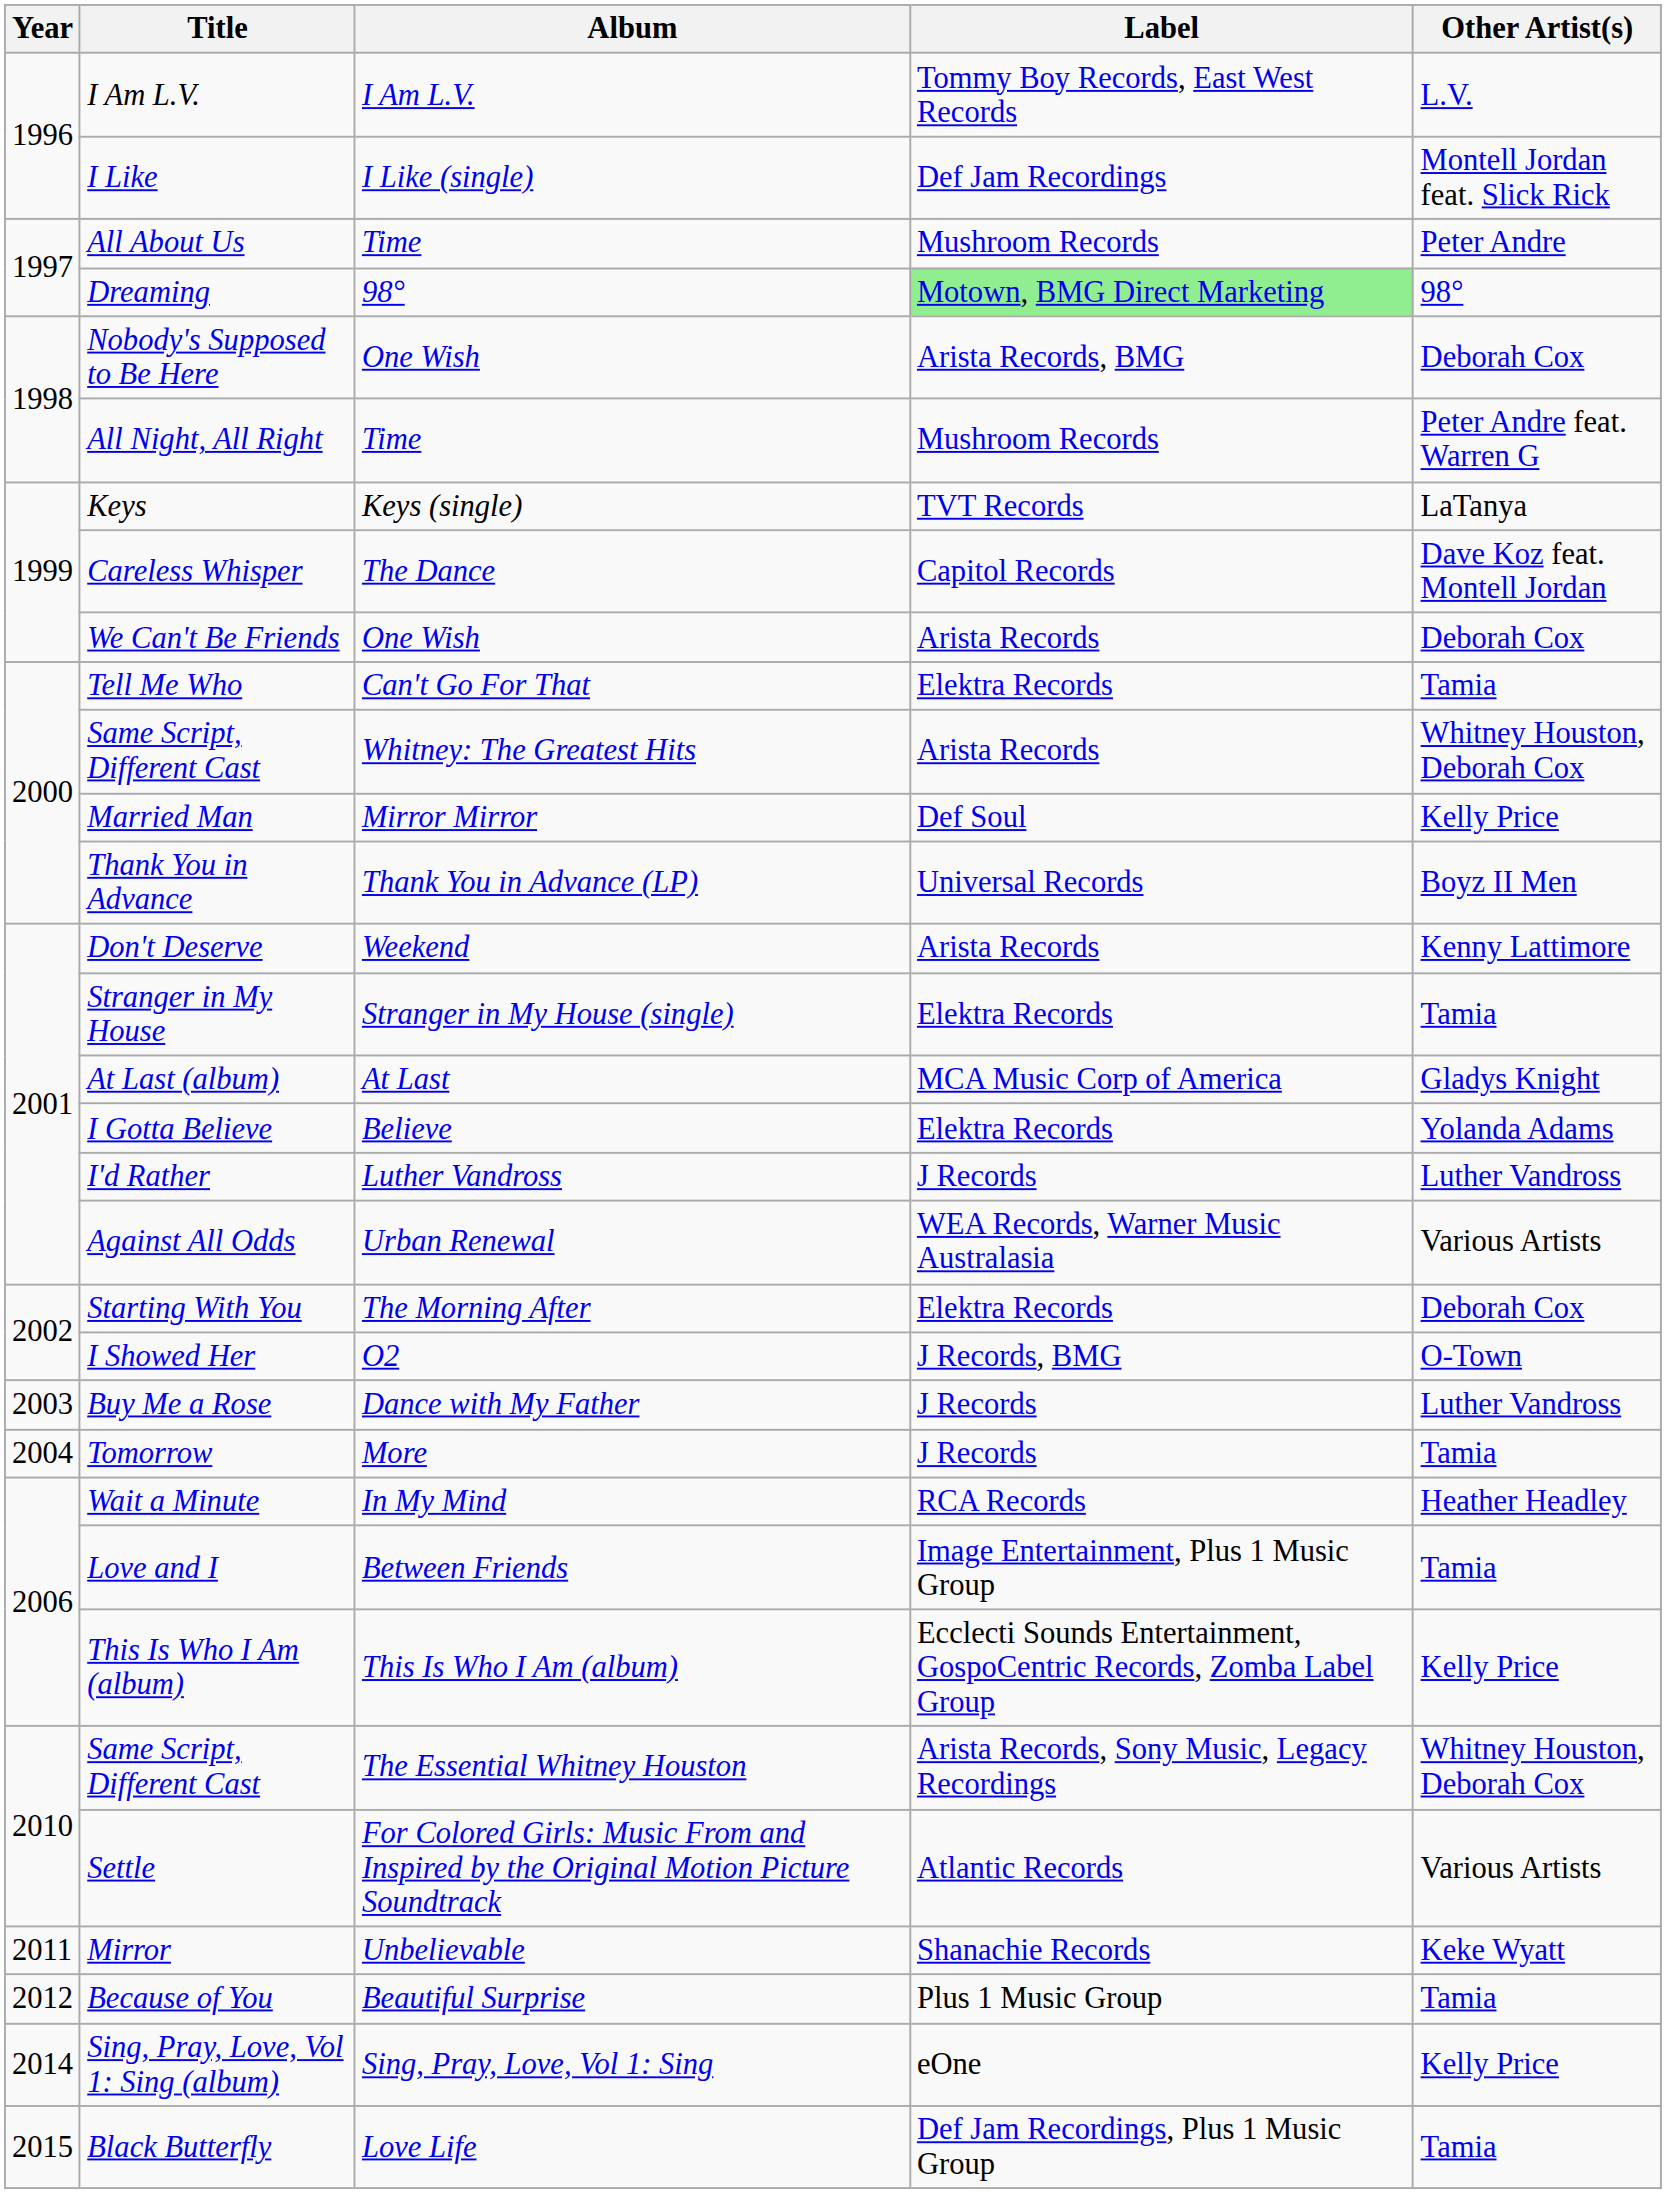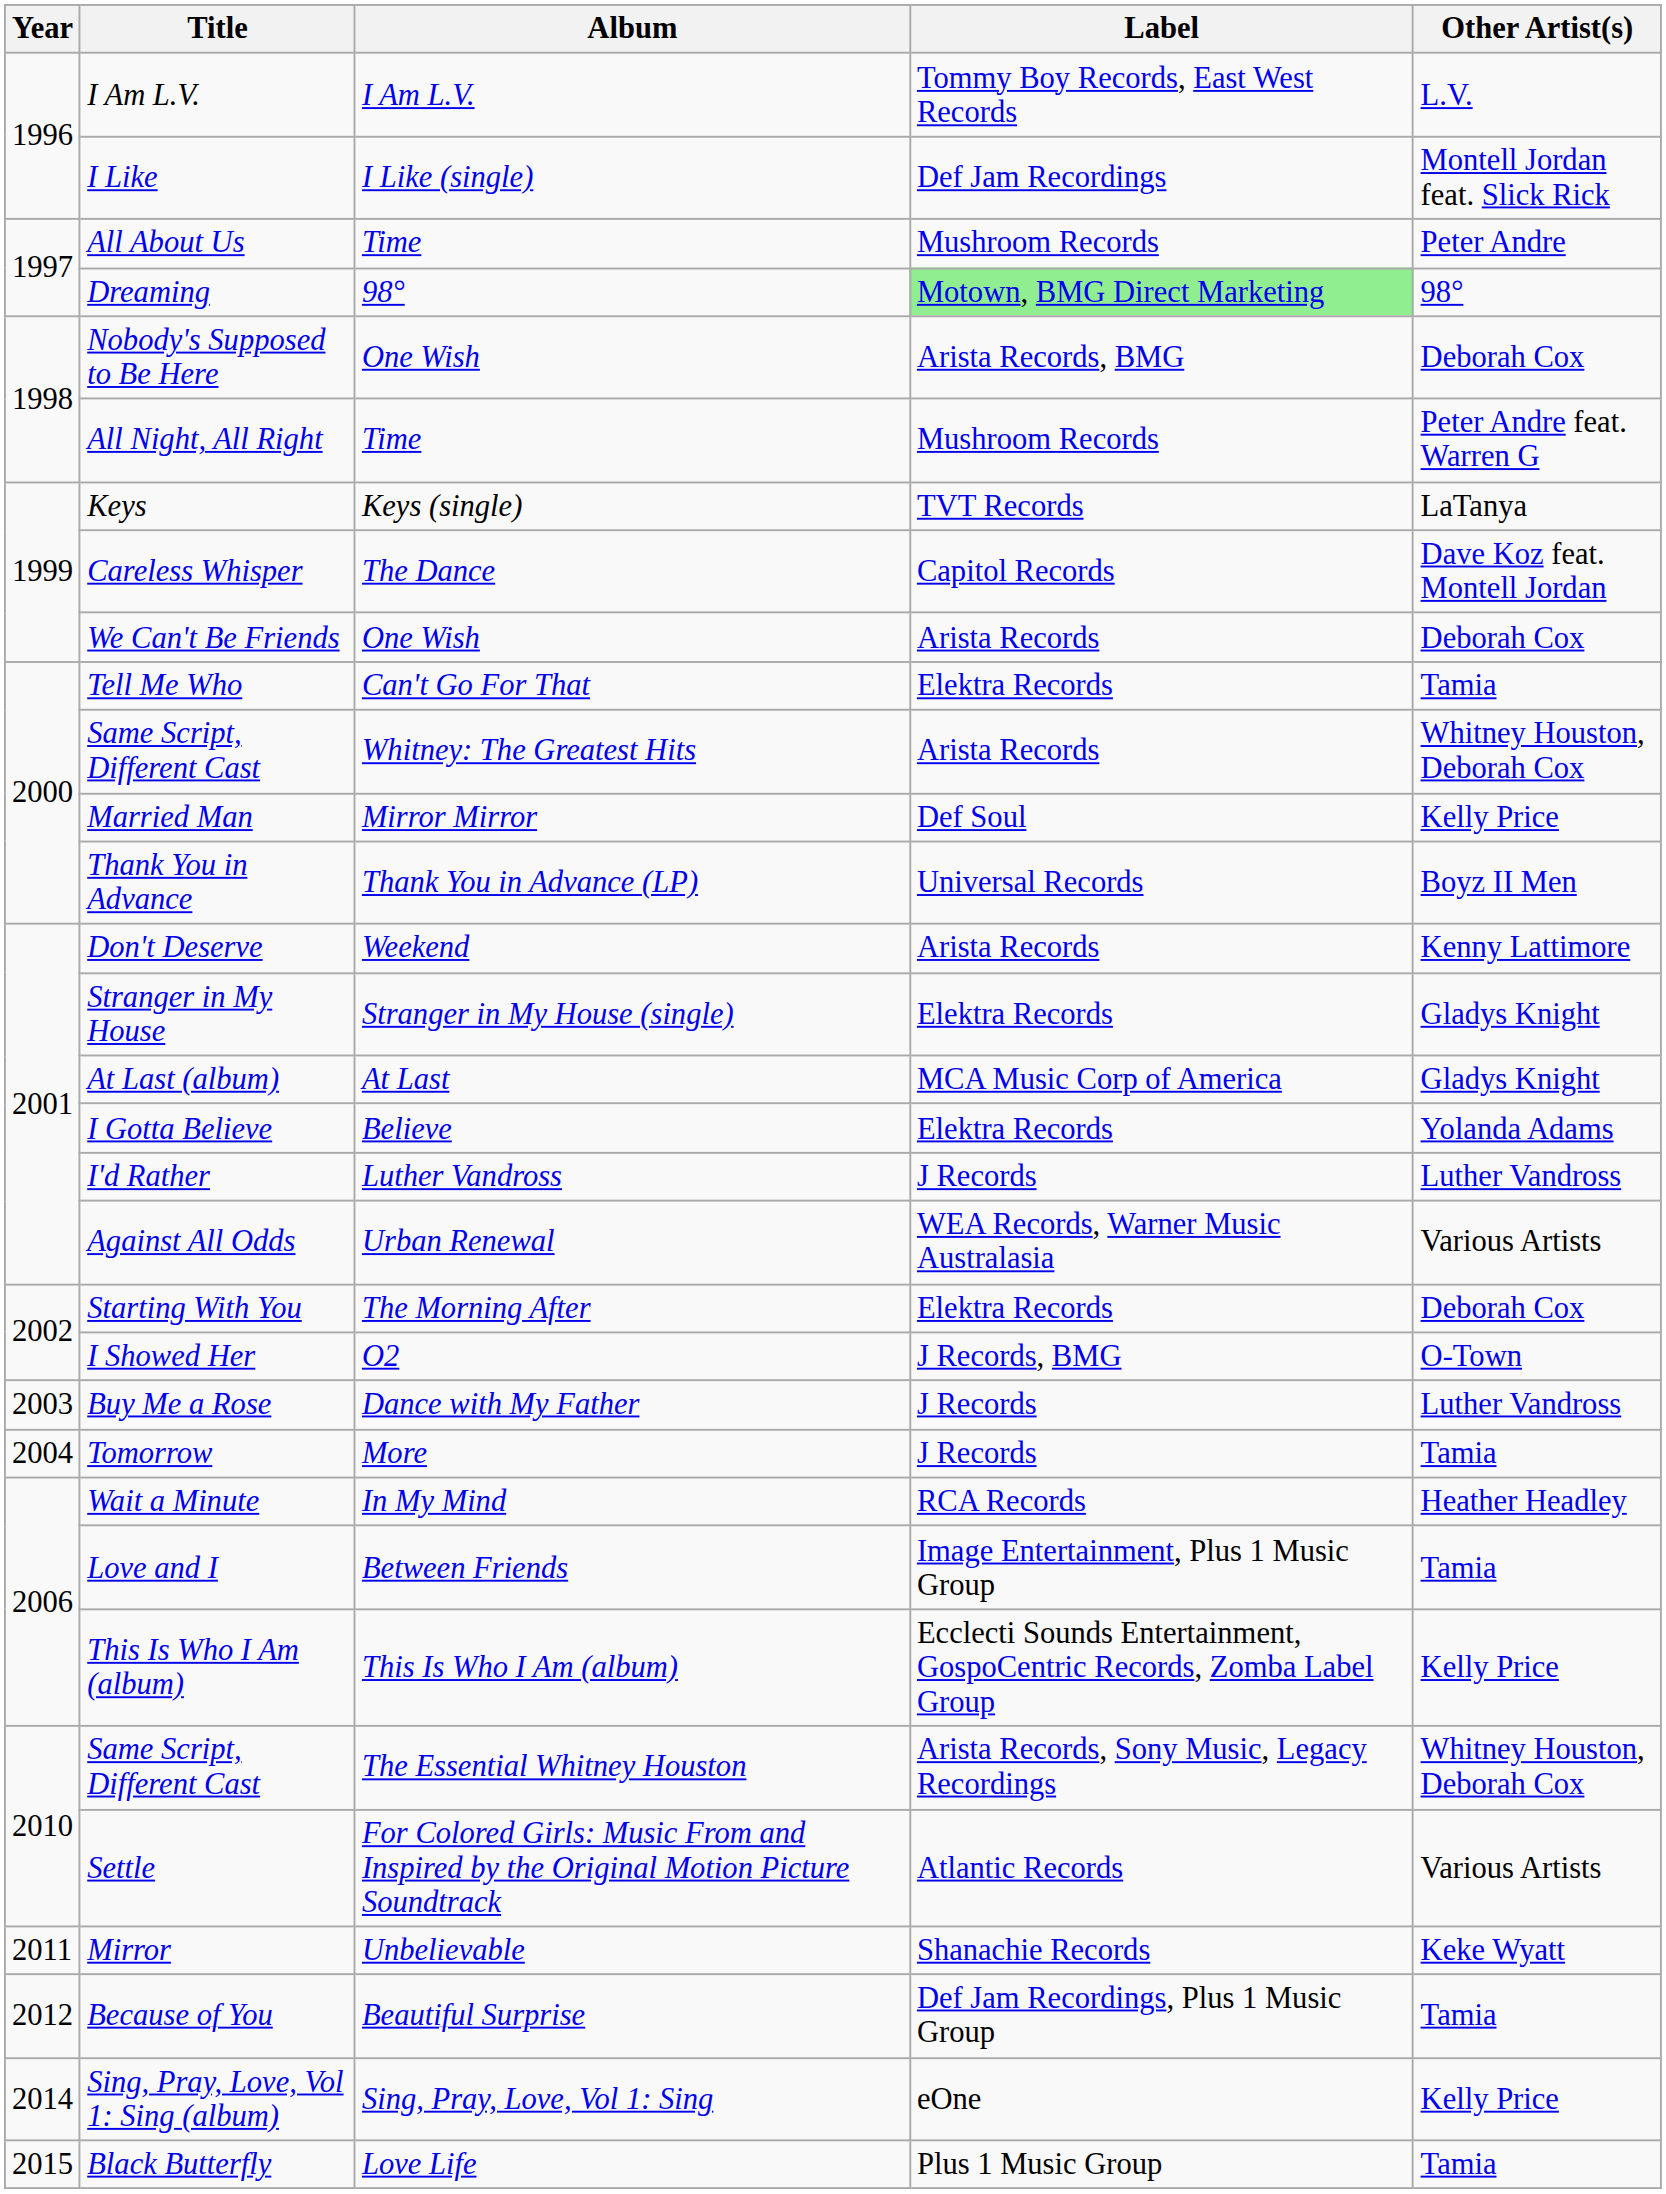(1459, 1013) Tamia -> (1510, 1013) Gladys Knight
(1040, 1998) Plus 1 Music Group -> (1129, 2015) Def Jam Recordings, Plus 1 Music Group
(1129, 2146) Def Jam Recordings, Plus 1 Music Group -> (1040, 2164) Plus 1 Music Group
